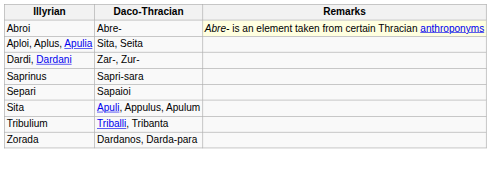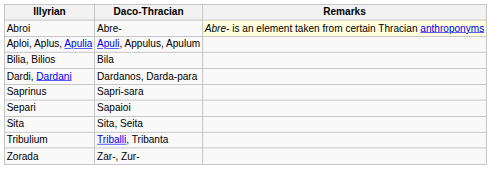(120, 44) Sita, Seita -> (149, 44) Apuli, Appulus, Apulum
+ row: (31, 60)
(118, 60) Zar-, Zur- -> (147, 76) Dardanos, Darda-para
(149, 108) Apuli, Appulus, Apulum -> (120, 124) Sita, Seita
(147, 140) Dardanos, Darda-para -> (118, 156) Zar-, Zur-
